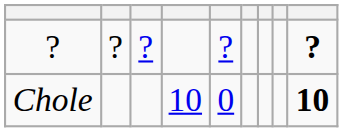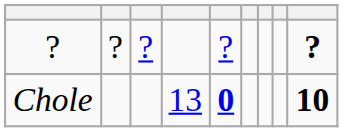(185, 99) 10 -> (185, 99) 13
(226, 99) normal -> (226, 99) bold
